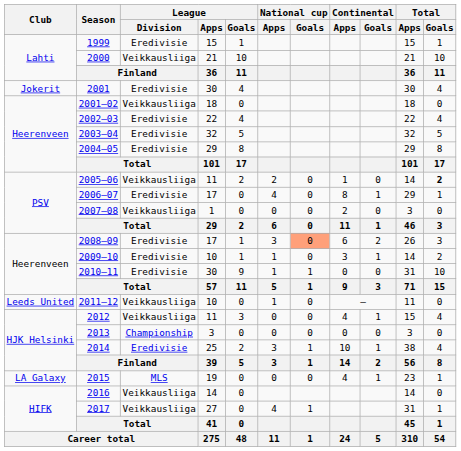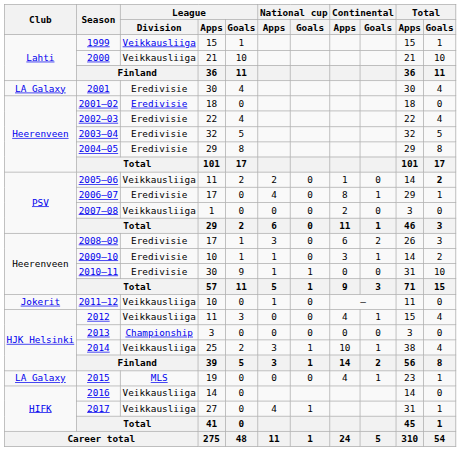(159, 42) Eredivisie -> (159, 42) Veikkausliiga
(40, 88) Jokerit -> (40, 88) LA Galaxy
(159, 104) Veikkausliiga -> (159, 104) Eredivisie
(310, 241) lightsalmon background -> (310, 241) no background
(40, 302) Leeds United -> (40, 302) Jokerit
(159, 348) Eredivisie -> (159, 348) Veikkausliiga
